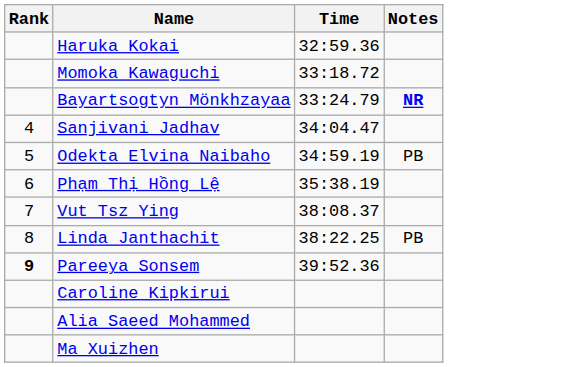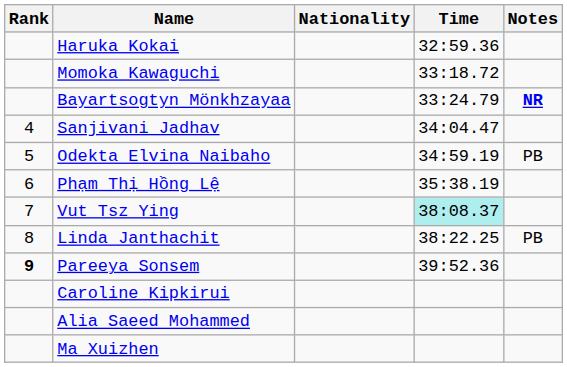+ column: (354, 18)
(339, 211) no background -> (459, 211) paleturquoise background
